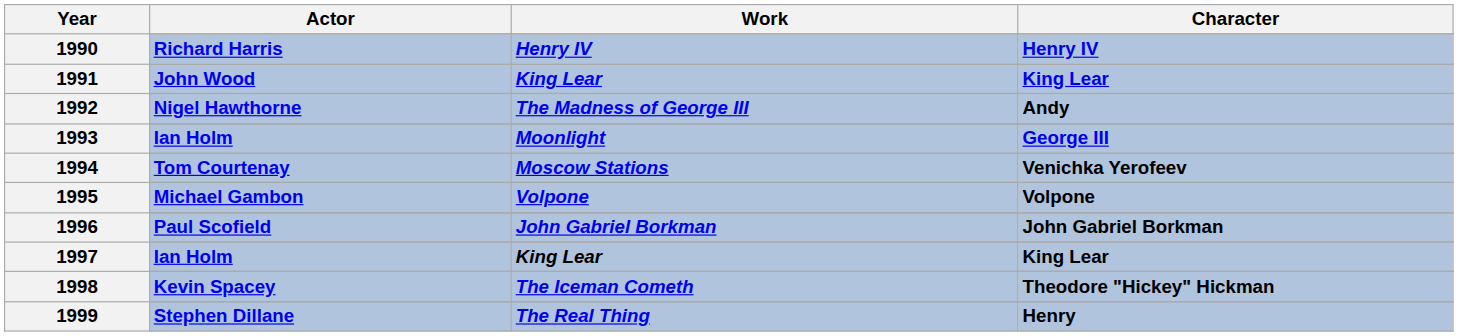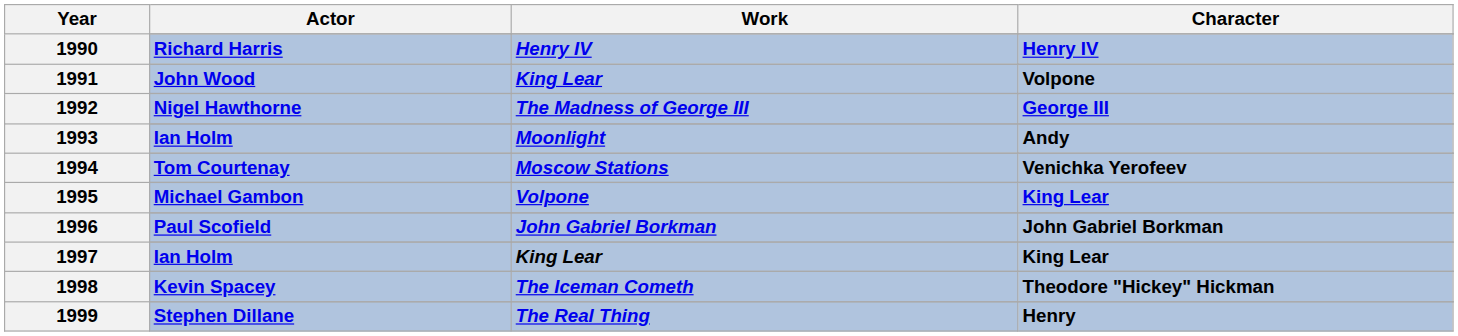(1066, 78) King Lear -> (1059, 78) Volpone
(1046, 108) Andy -> (1066, 108) George III
(1066, 138) George III -> (1046, 138) Andy
(1059, 197) Volpone -> (1066, 197) King Lear
